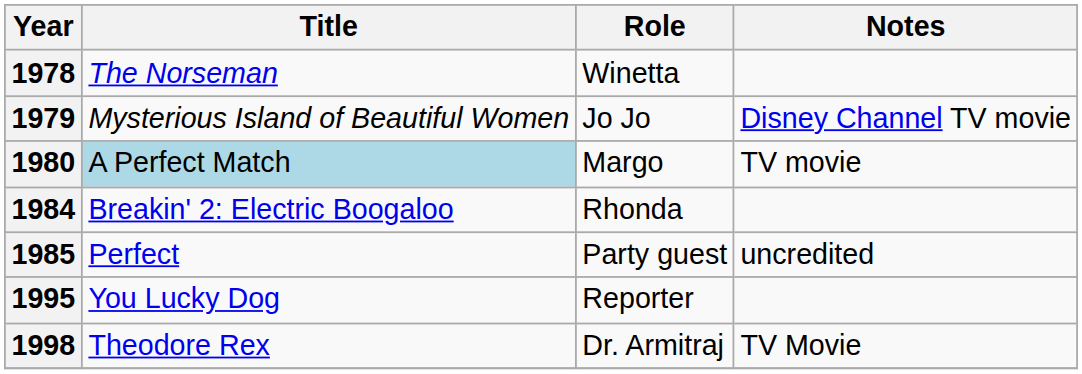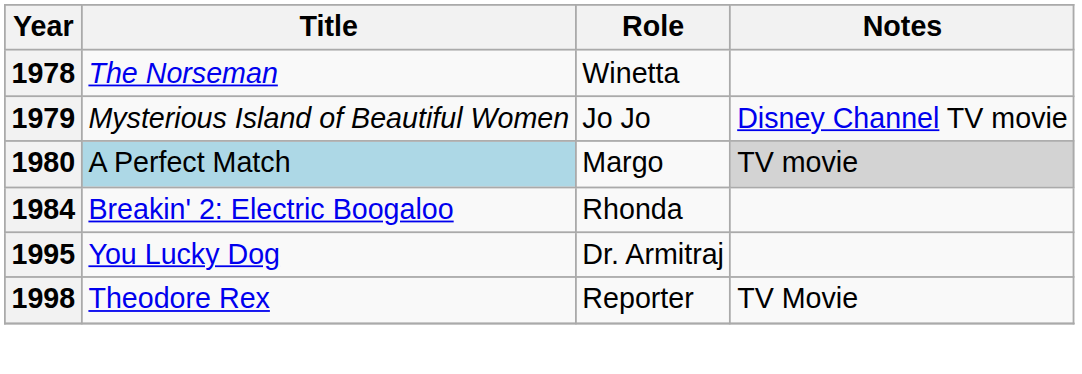(801, 163) no background -> (798, 163) lightgrey background
- row: (43, 254)
(638, 299) Reporter -> (653, 254) Dr. Armitraj
(653, 345) Dr. Armitraj -> (638, 299) Reporter
